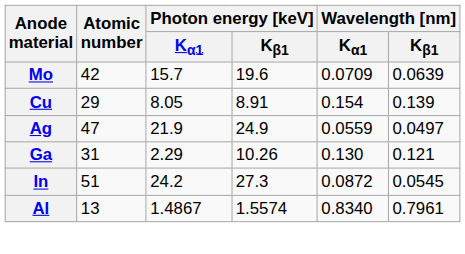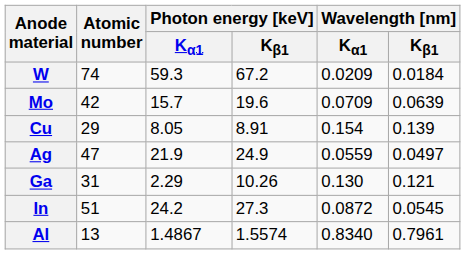+ row: (41, 75)
